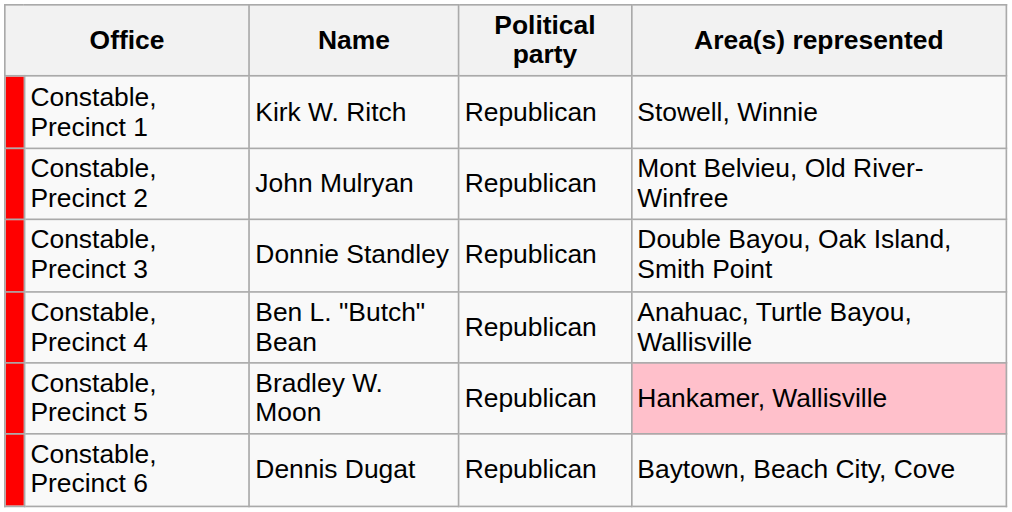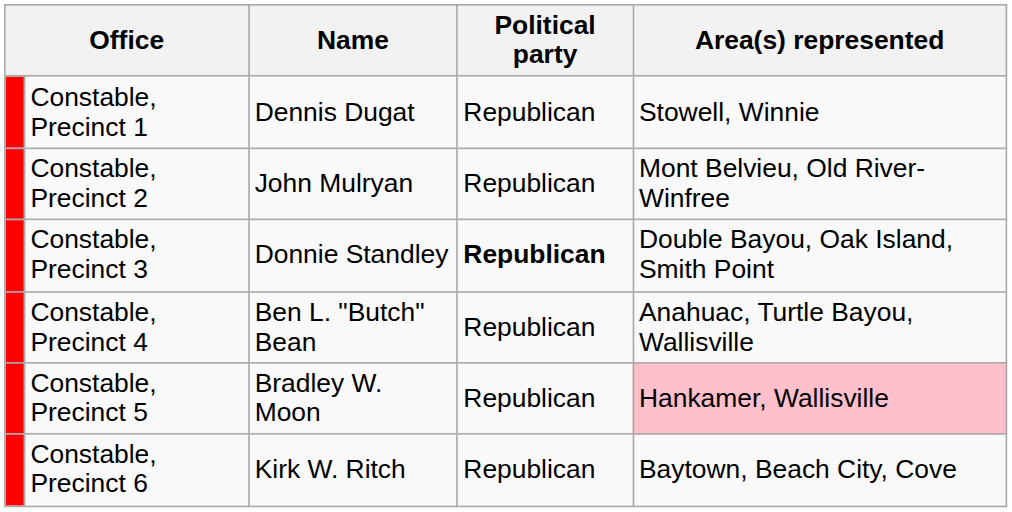(331, 111) Kirk W. Ritch -> (335, 111) Dennis Dugat
(531, 254) normal -> (534, 254) bold
(335, 469) Dennis Dugat -> (330, 469) Kirk W. Ritch
